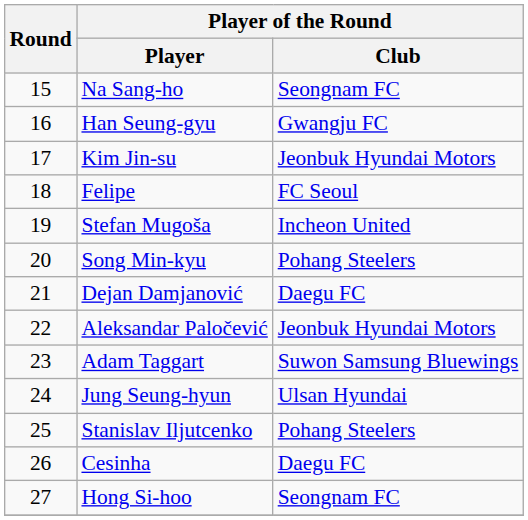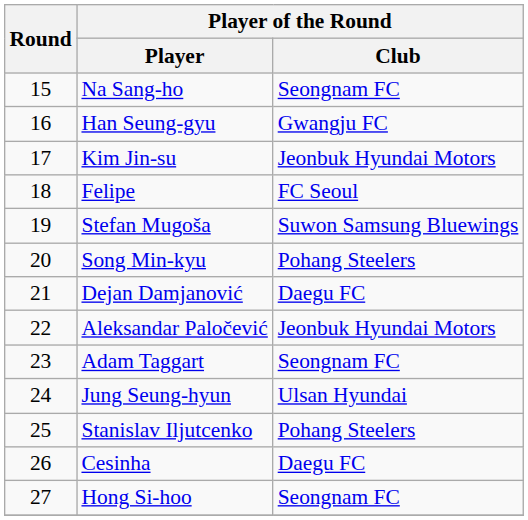(344, 225) Incheon United -> (398, 225) Suwon Samsung Bluewings
(398, 361) Suwon Samsung Bluewings -> (339, 361) Seongnam FC
